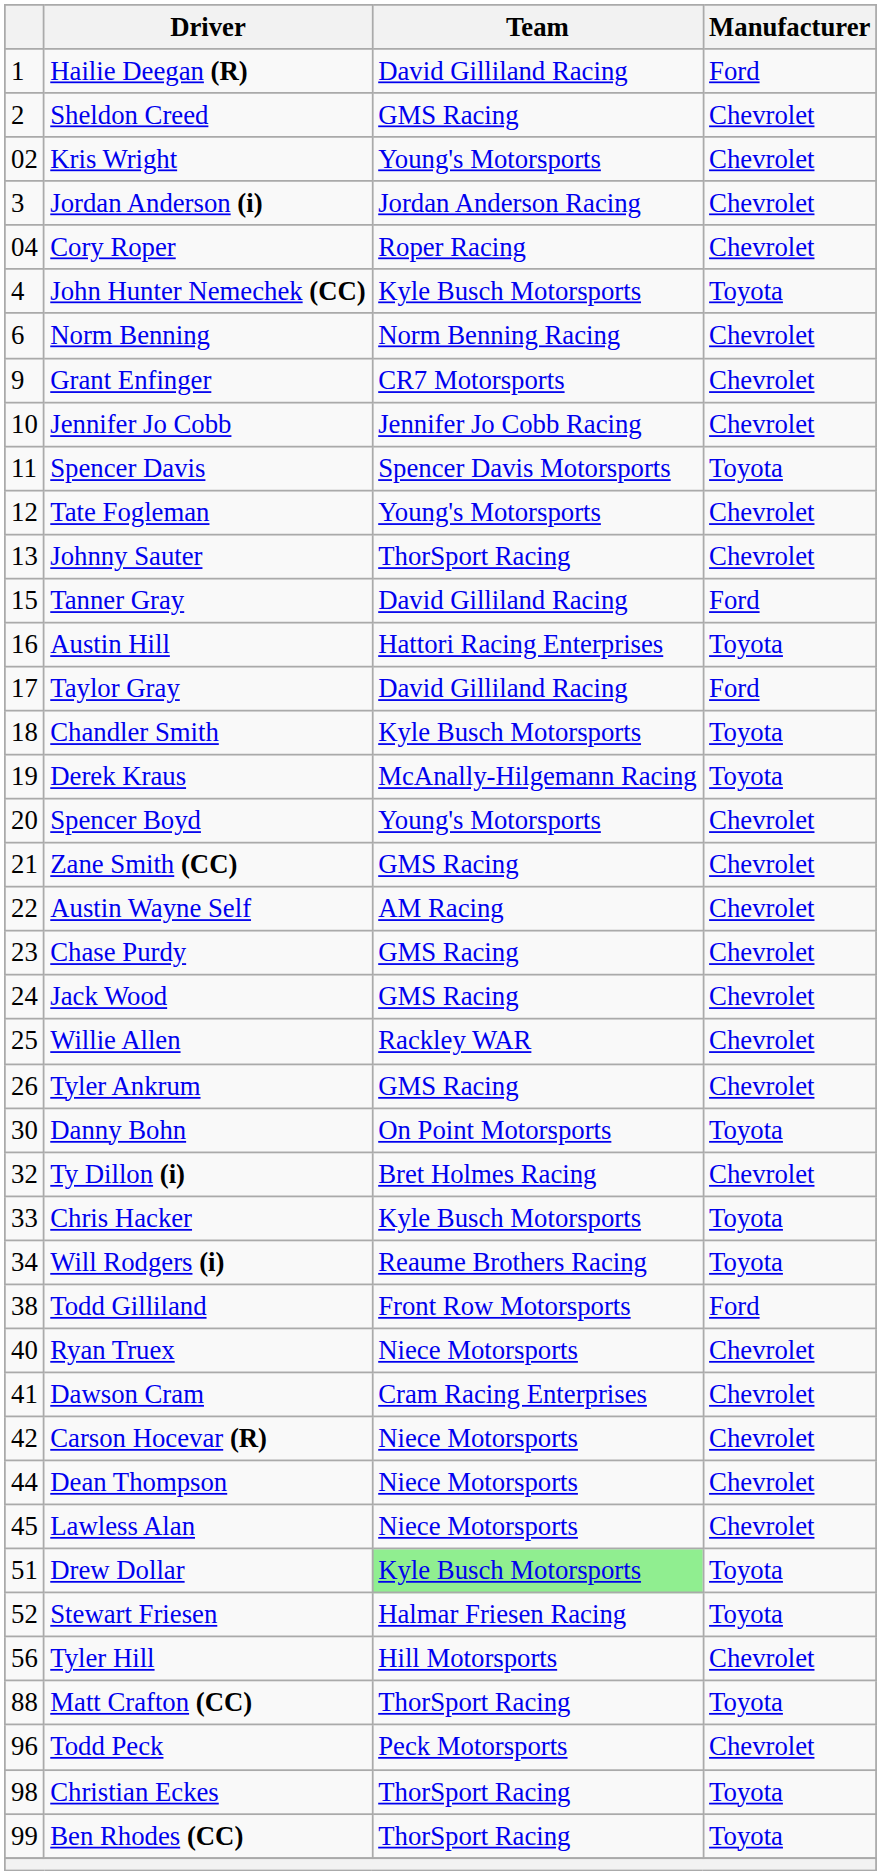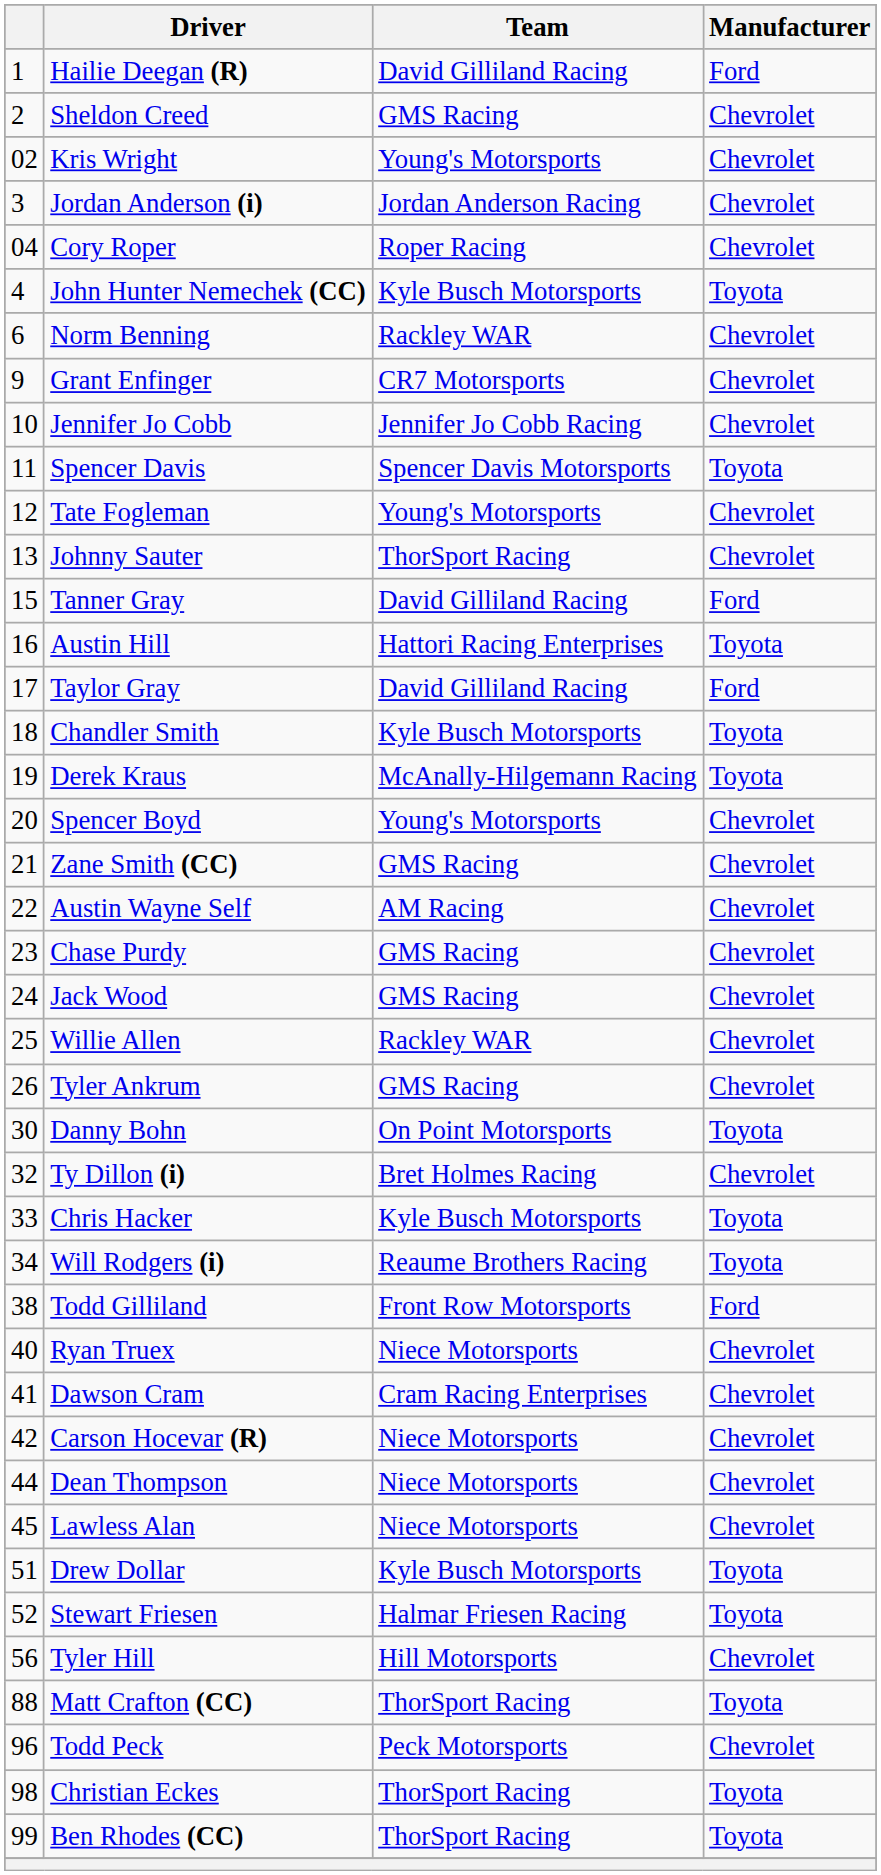(499, 335) Norm Benning Racing -> (455, 335) Rackley WAR
(510, 1570) lightgreen background -> (510, 1570) no background
